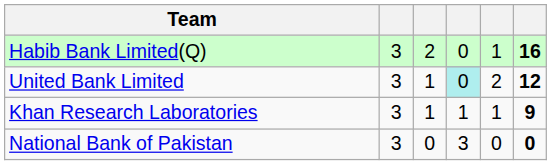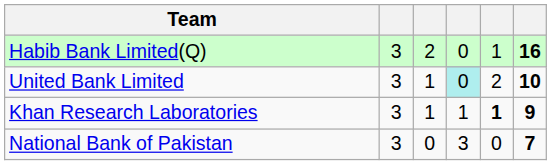(530, 81) 12 -> (530, 81) 10
(496, 112) normal -> (496, 112) bold
(530, 143) 0 -> (530, 143) 7
